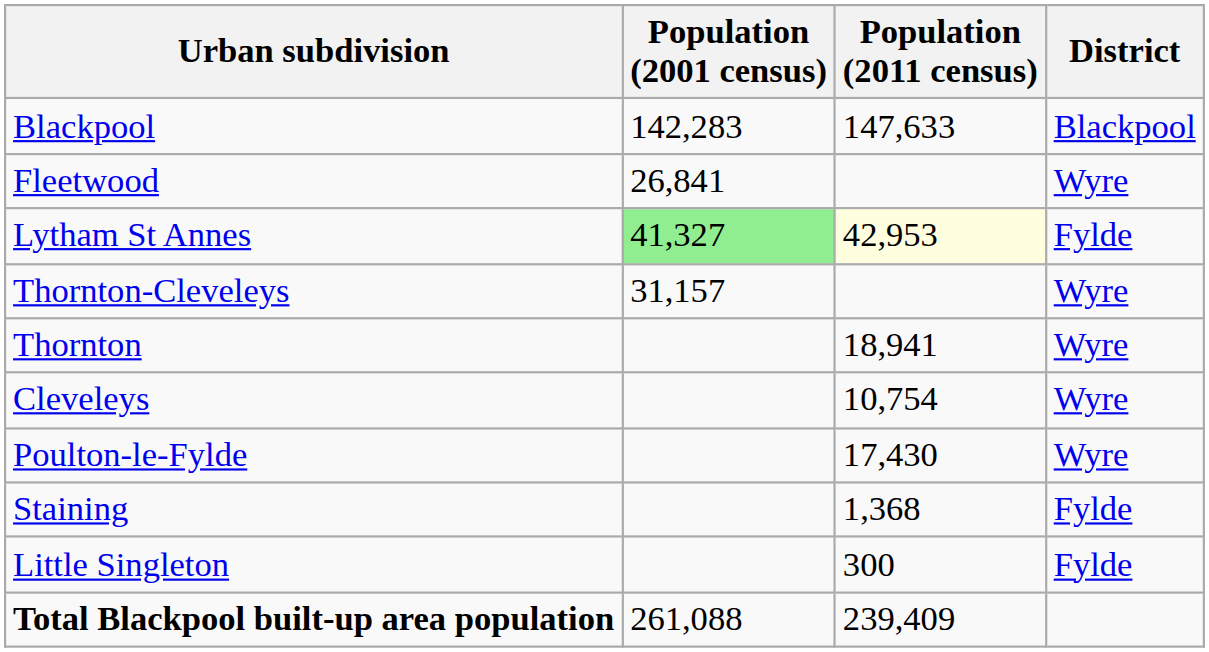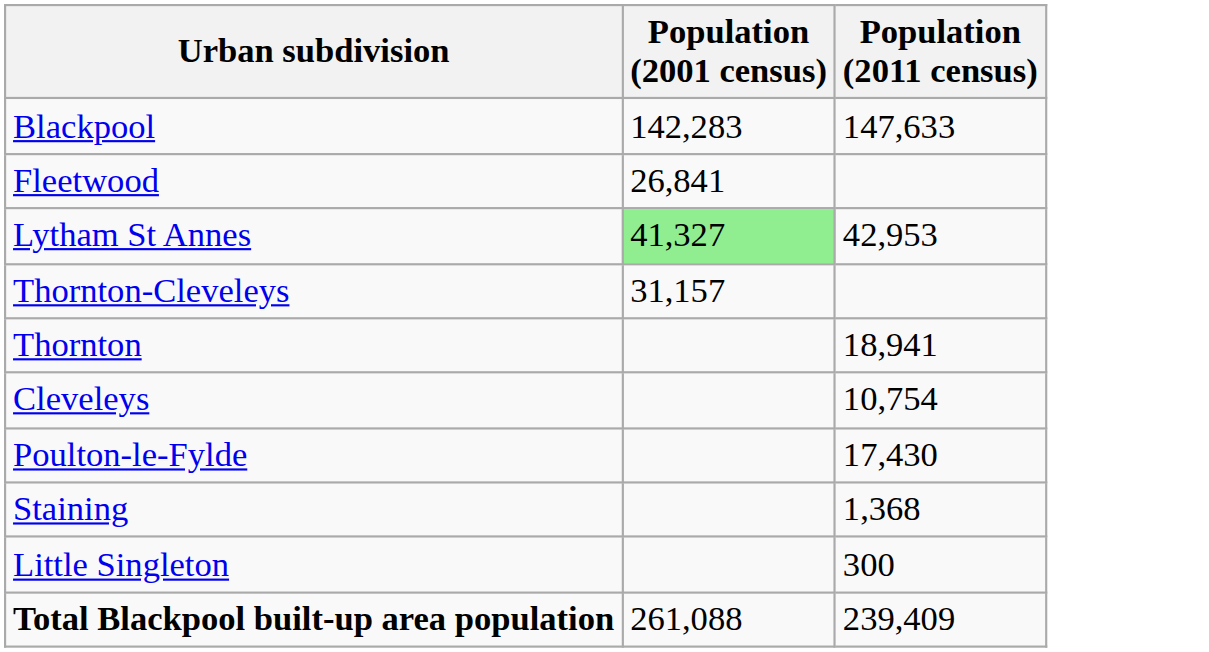- column: (1125, 51)
(890, 235) lightyellow background -> (890, 235) no background
